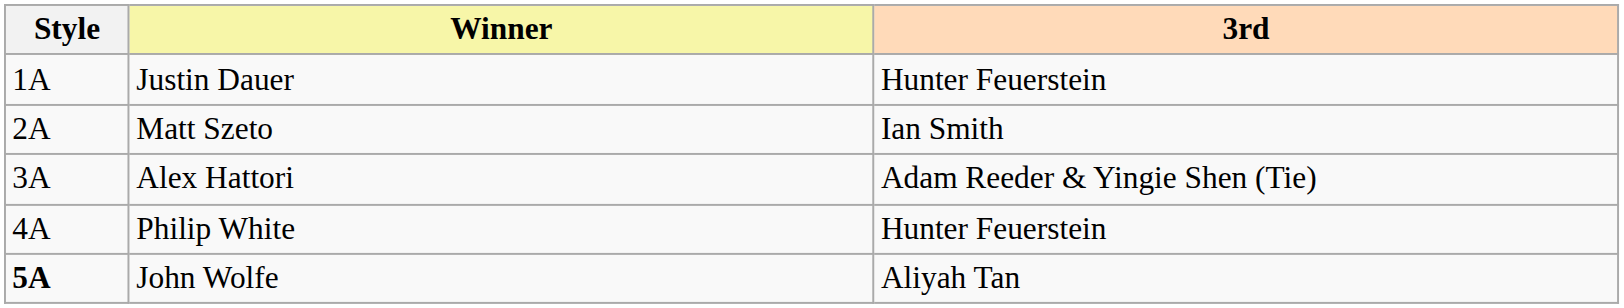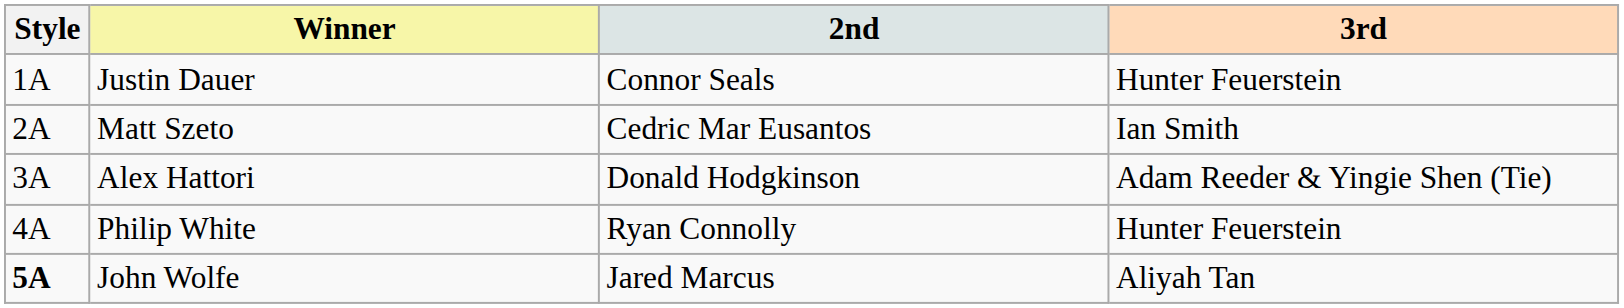+ column: (854, 29)
